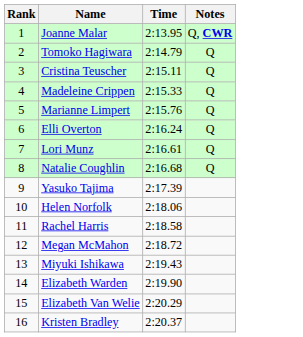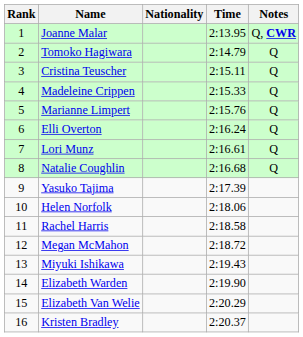+ column: (174, 14)
